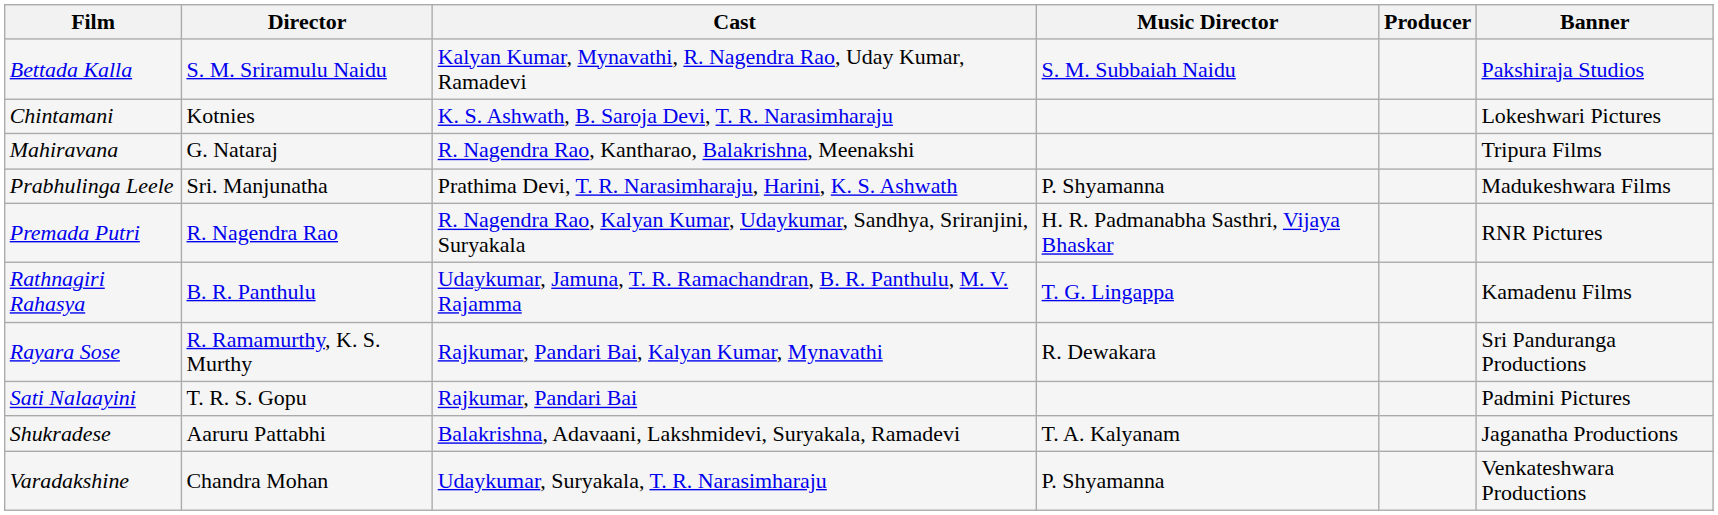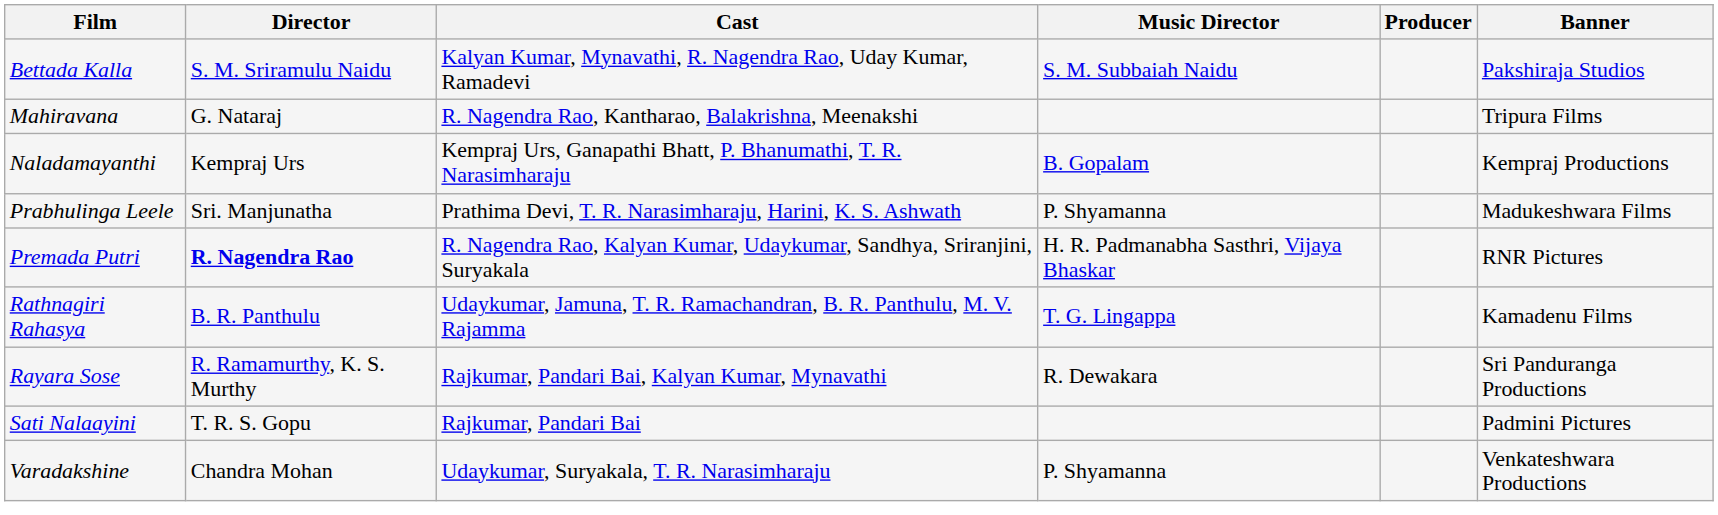- row: (61, 116)
+ row: (83, 163)
(262, 232) normal -> (272, 257) bold
- row: (60, 433)
